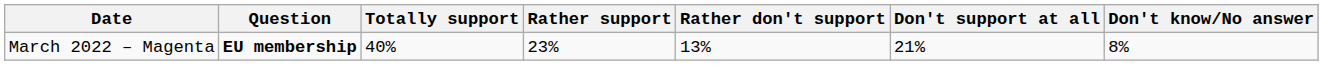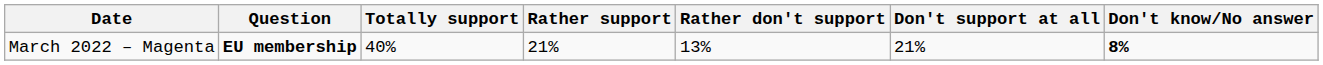(543, 47) 23% -> (543, 47) 21%
(1118, 47) normal -> (1118, 47) bold
